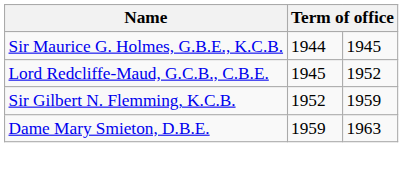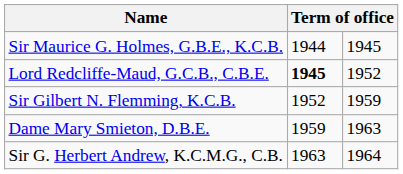(308, 73) normal -> (308, 73) bold
+ row: (146, 155)
